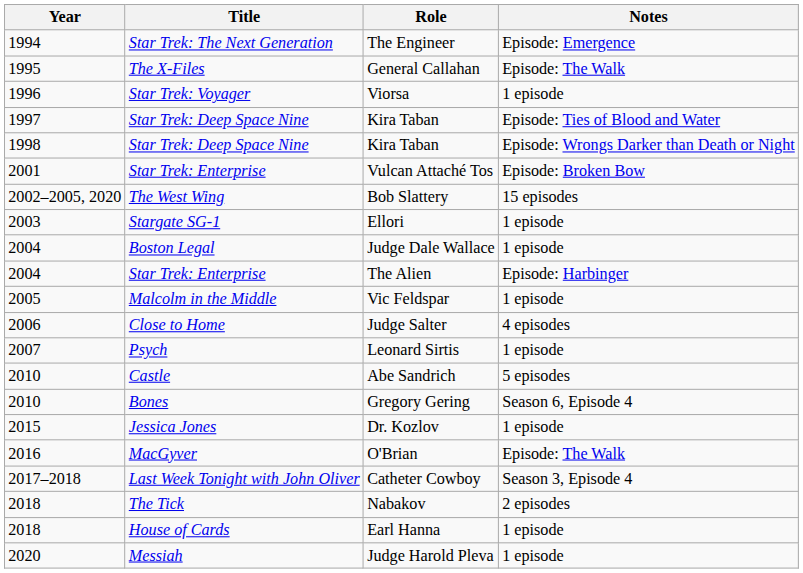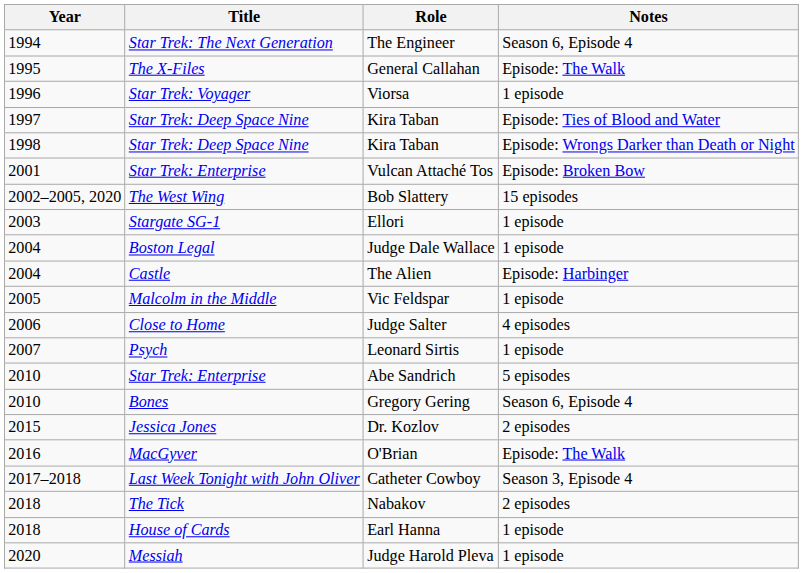(569, 42) Episode: Emergence -> (567, 42) Season 6, Episode 4
(197, 273) Star Trek: Enterprise -> (149, 273) Castle
(149, 376) Castle -> (197, 376) Star Trek: Enterprise
(533, 427) 1 episode -> (536, 427) 2 episodes
